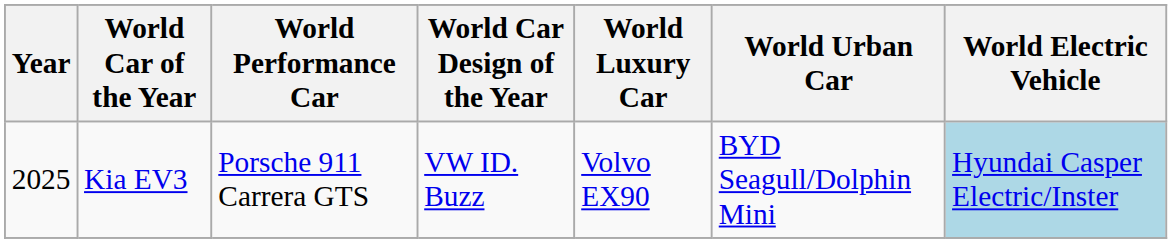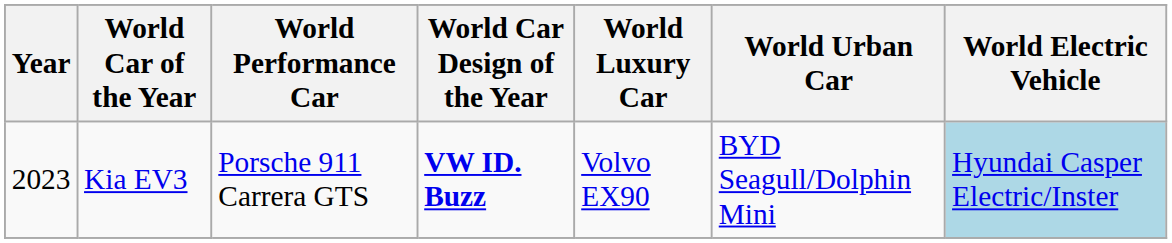(41, 179) 2025 -> (41, 179) 2023
(471, 179) normal -> (473, 179) bold
